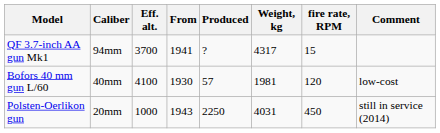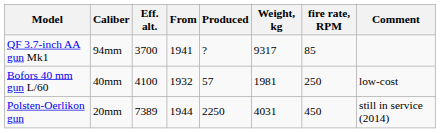(265, 50) 4317 -> (265, 50) 9317
(310, 50) 15 -> (310, 50) 85
(181, 81) 1930 -> (181, 81) 1932
(313, 81) 120 -> (313, 81) 250
(146, 112) 1000 -> (146, 112) 7389
(181, 112) 1943 -> (181, 112) 1944
